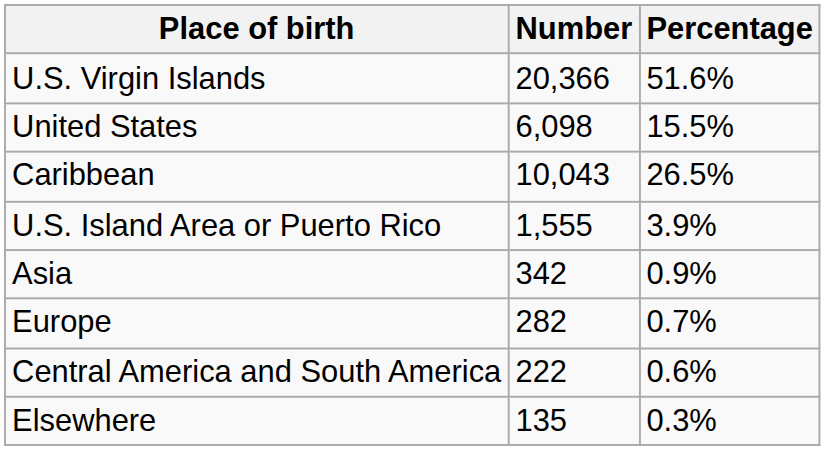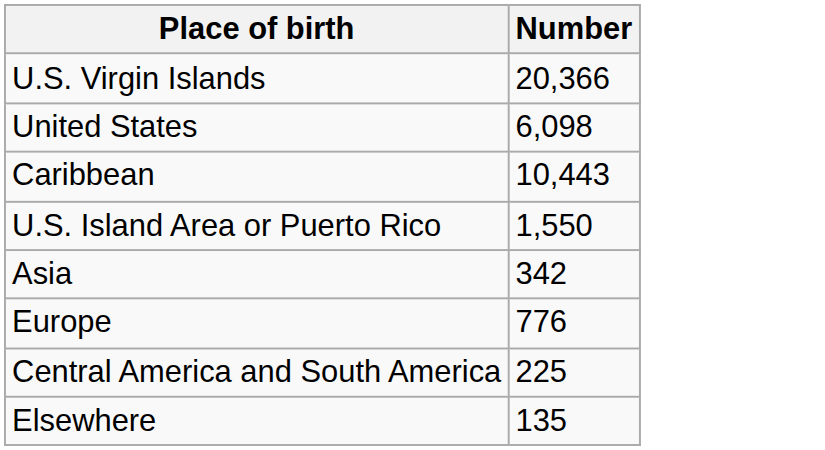- column: (730, 28)
(563, 175) 10,043 -> (563, 175) 10,443
(554, 224) 1,555 -> (554, 224) 1,550
(541, 322) 282 -> (541, 322) 776
(541, 371) 222 -> (541, 371) 225
